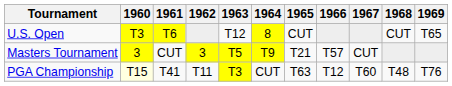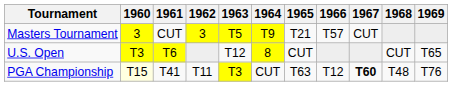rows swapped: (62, 53) <-> (36, 33)
(366, 72) normal -> (366, 72) bold
